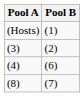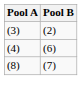- row: (23, 30)
